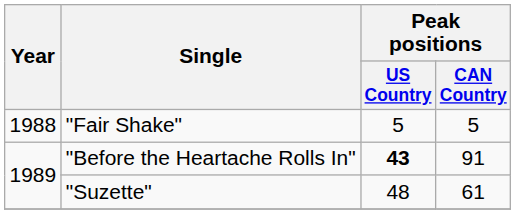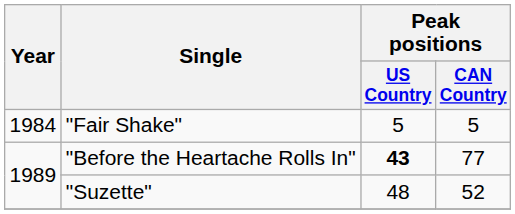(33, 125) 1988 -> (33, 125) 1984
(473, 158) 91 -> (473, 158) 77
(473, 191) 61 -> (473, 191) 52
